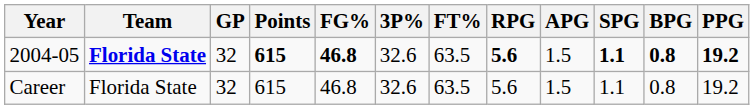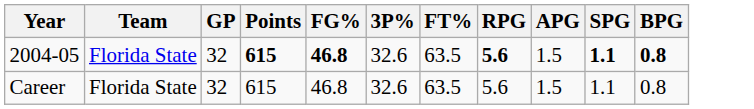- column: (723, 21)
(148, 54) bold -> (143, 54) normal
